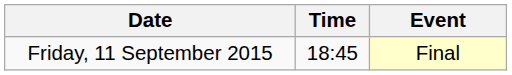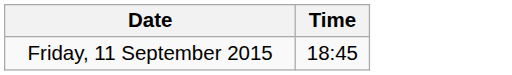- column: (438, 20)
